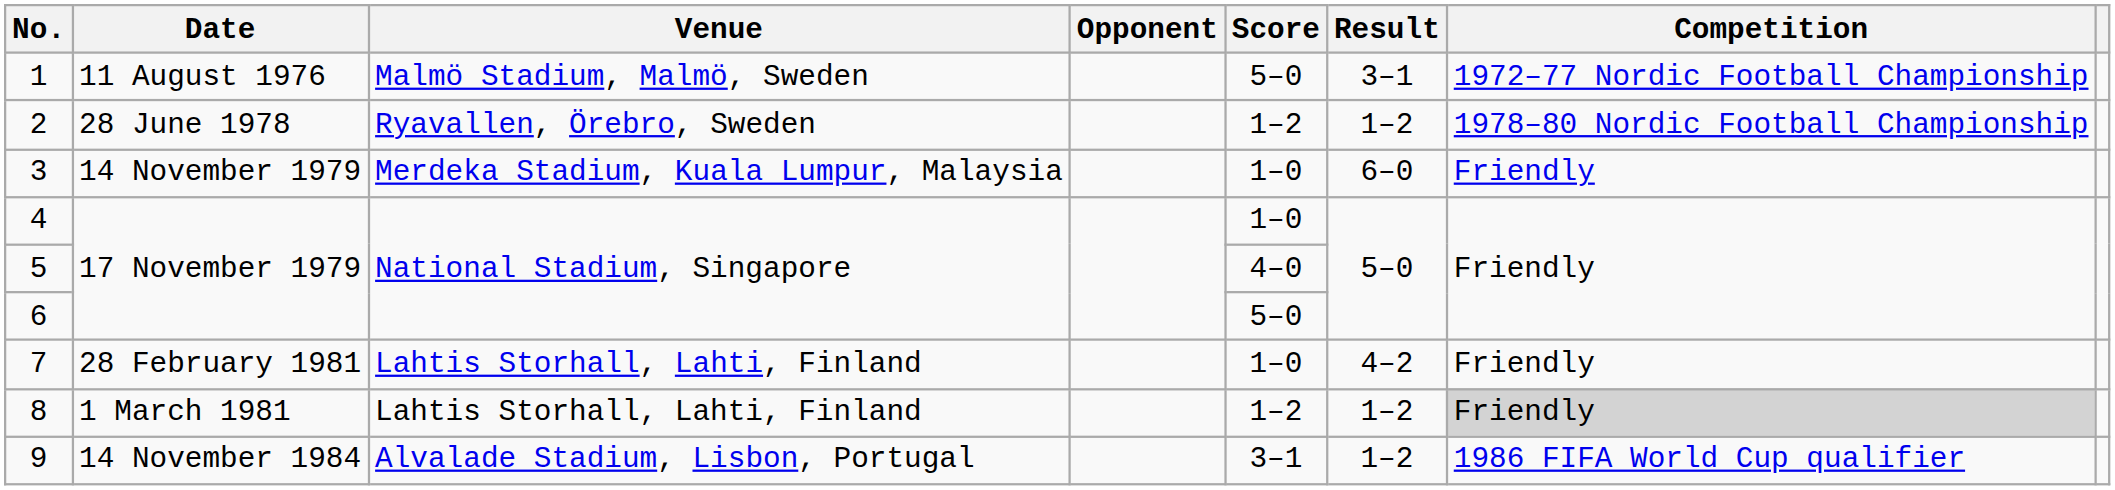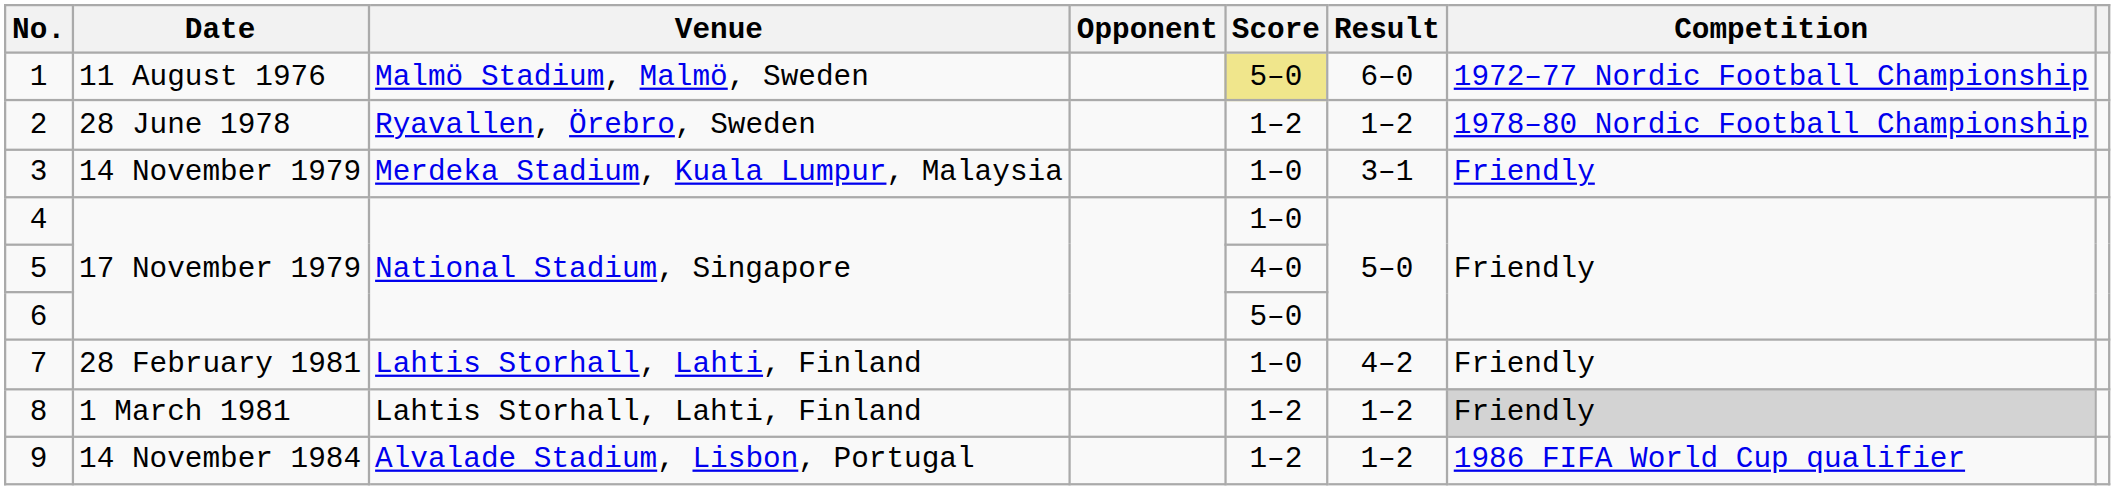(1276, 77) no background -> (1276, 77) khaki background
(1387, 77) 3–1 -> (1387, 77) 6–0
(1387, 173) 6–0 -> (1387, 173) 3–1
(1276, 460) 3–1 -> (1276, 460) 1–2
